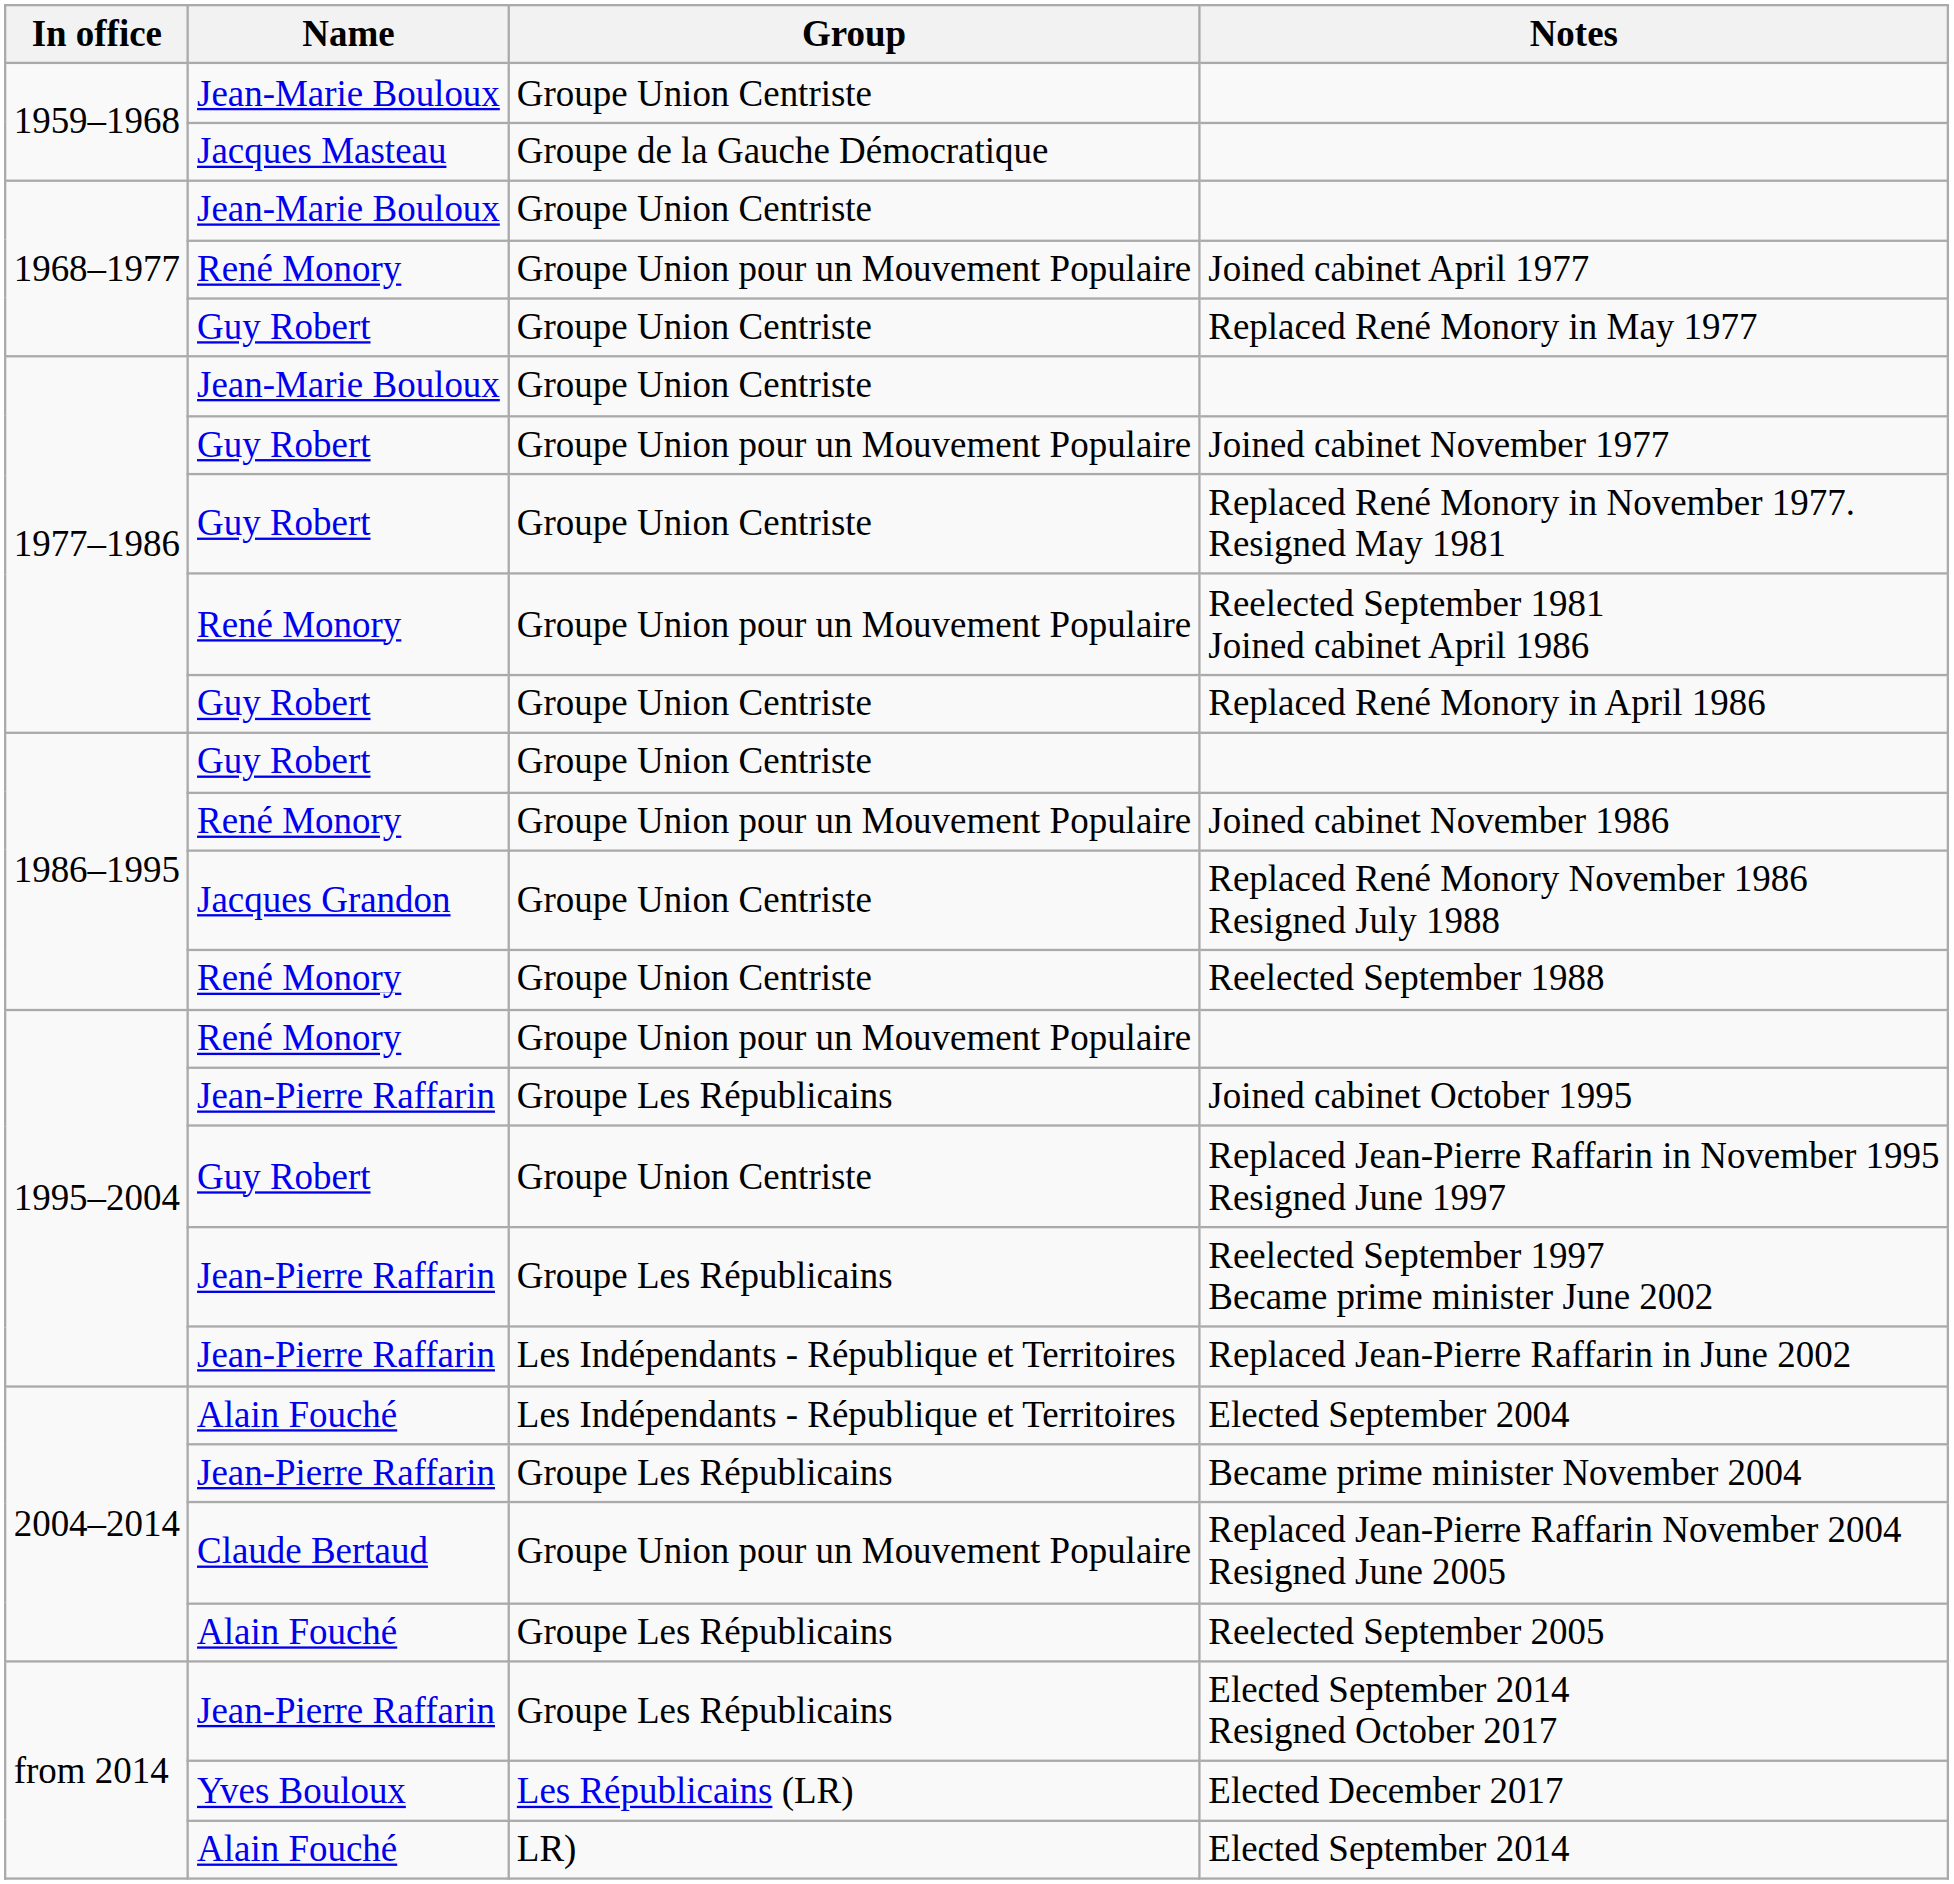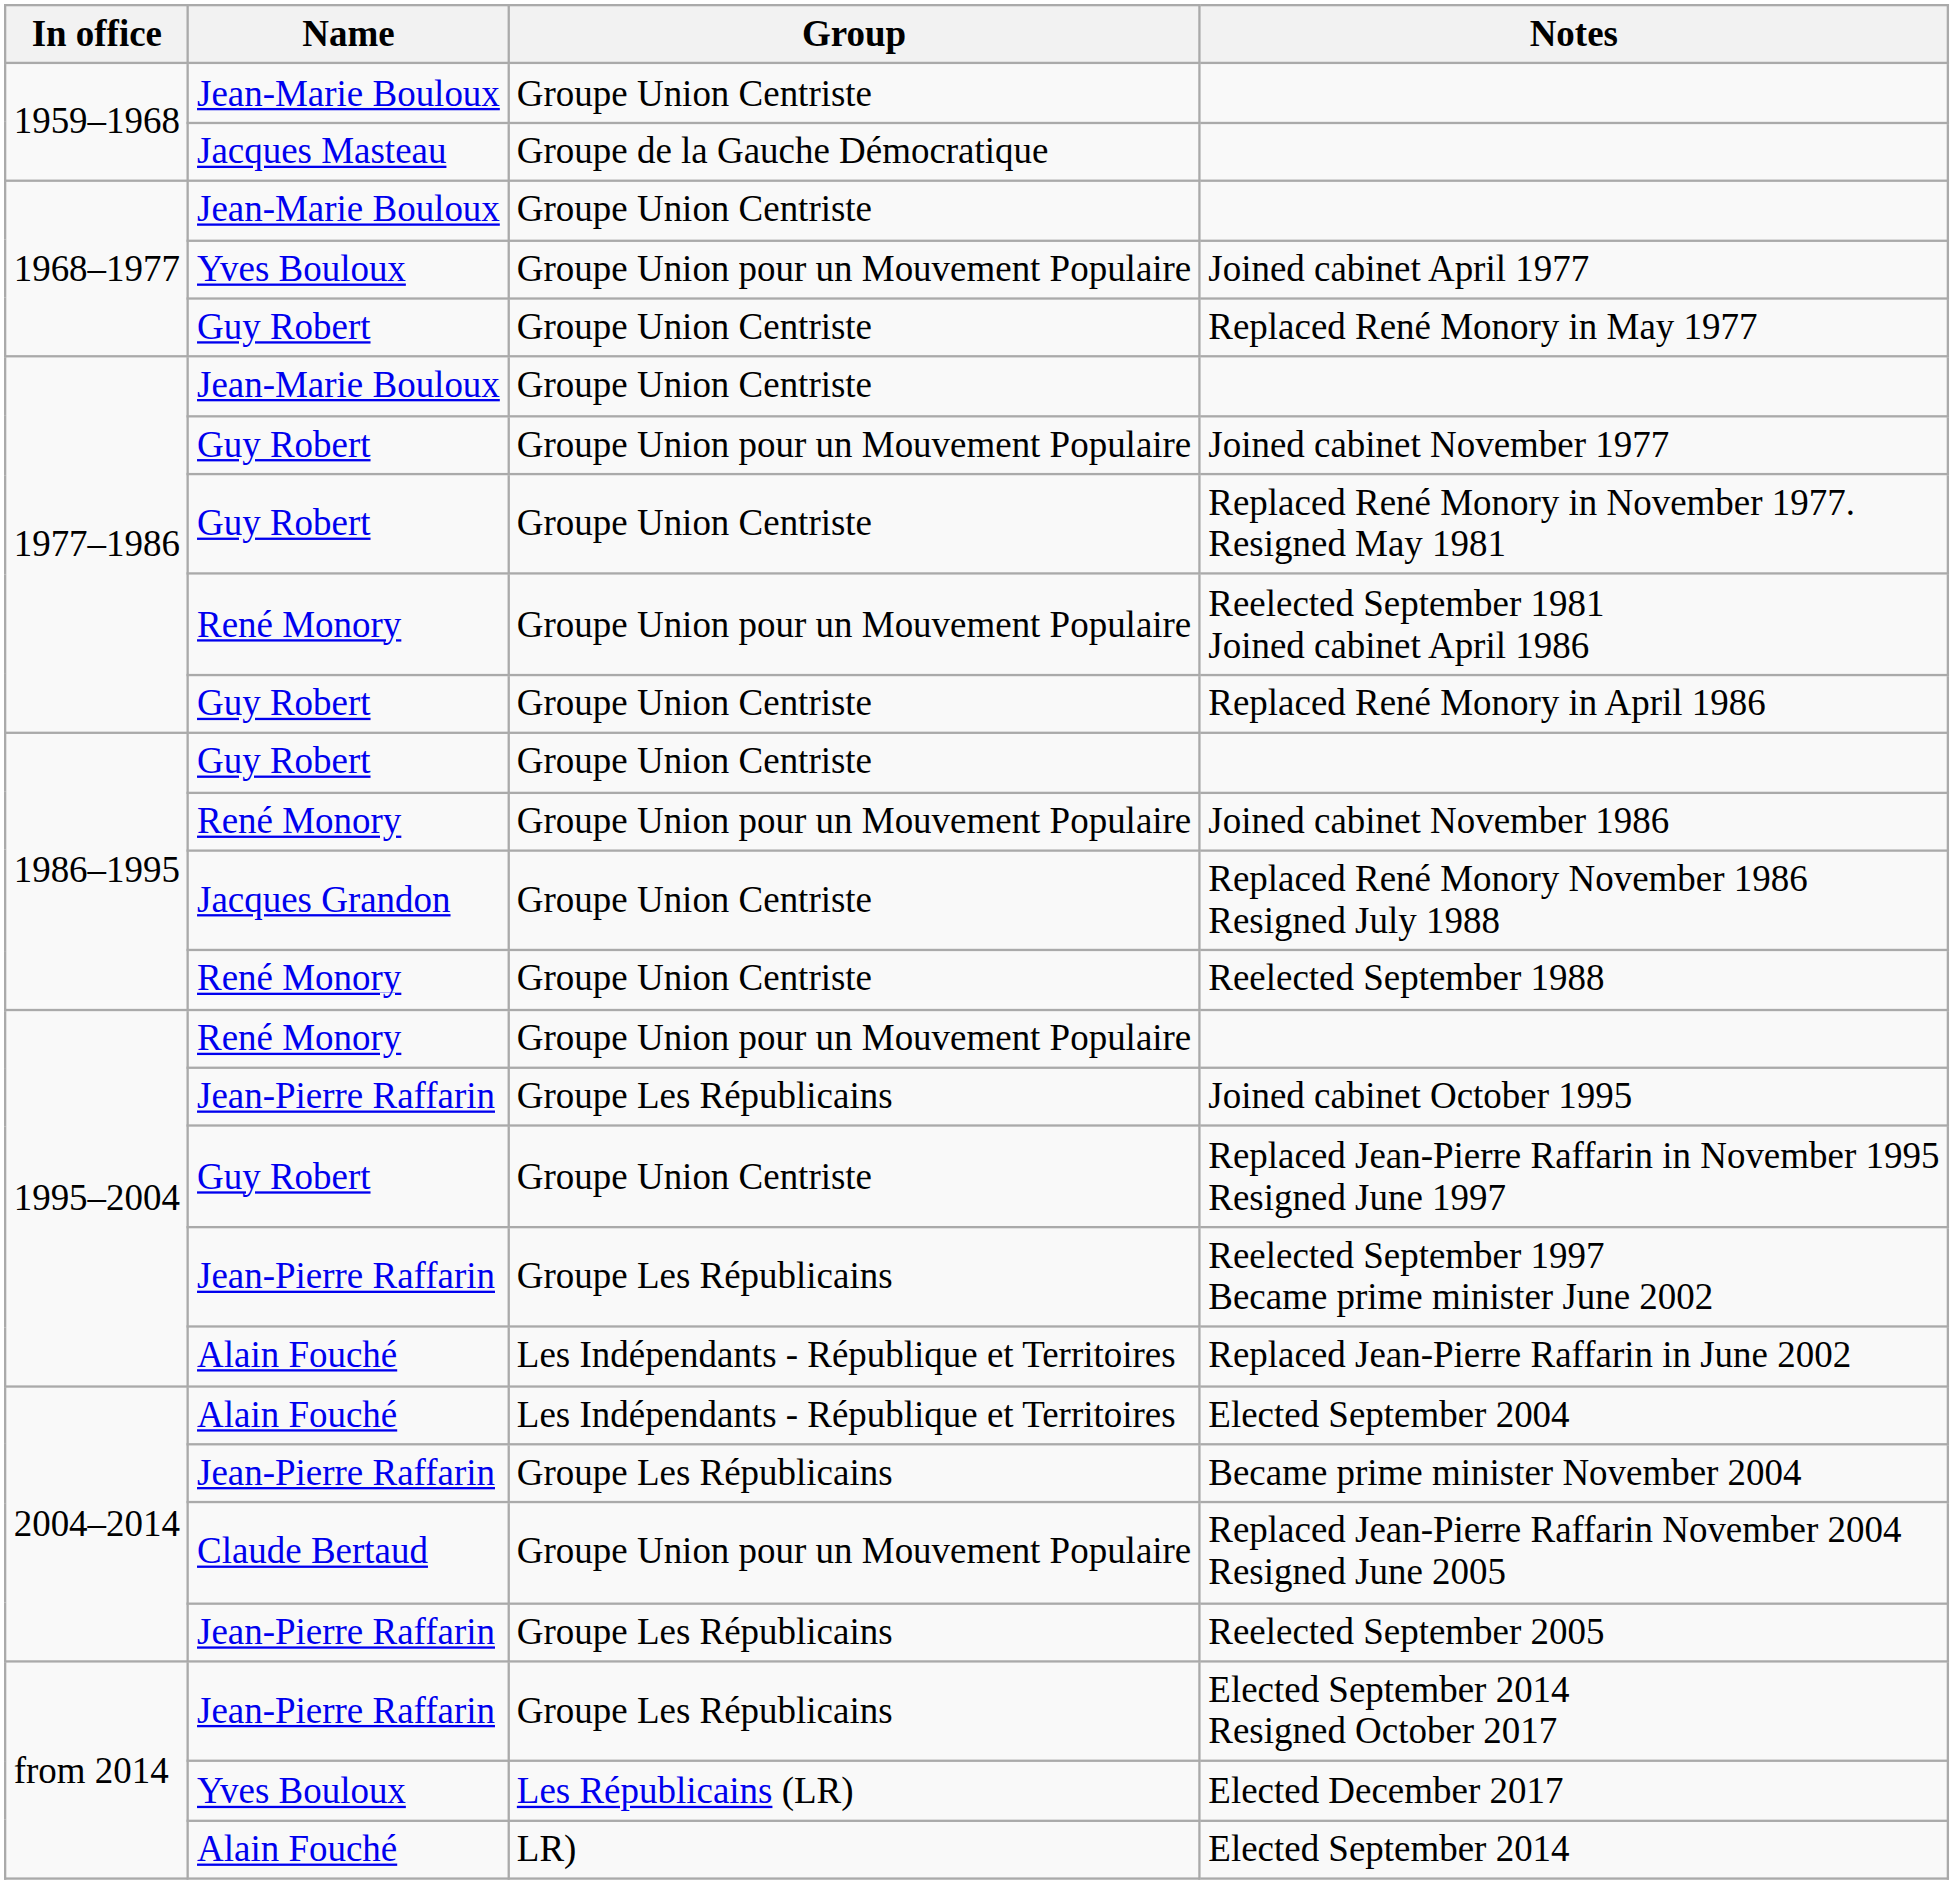(299, 268) René Monory -> (301, 268) Yves Bouloux
(346, 1355) Jean-Pierre Raffarin -> (297, 1355) Alain Fouché
(297, 1631) Alain Fouché -> (346, 1631) Jean-Pierre Raffarin
